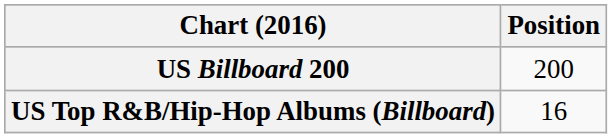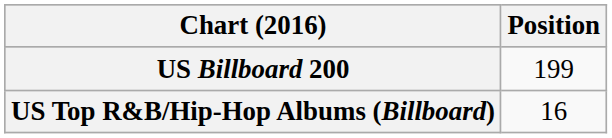(554, 68) 200 -> (554, 68) 199
